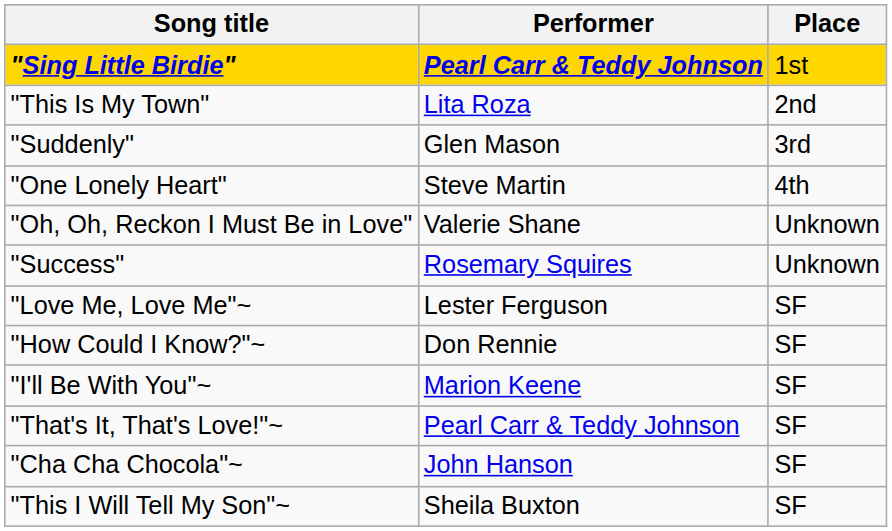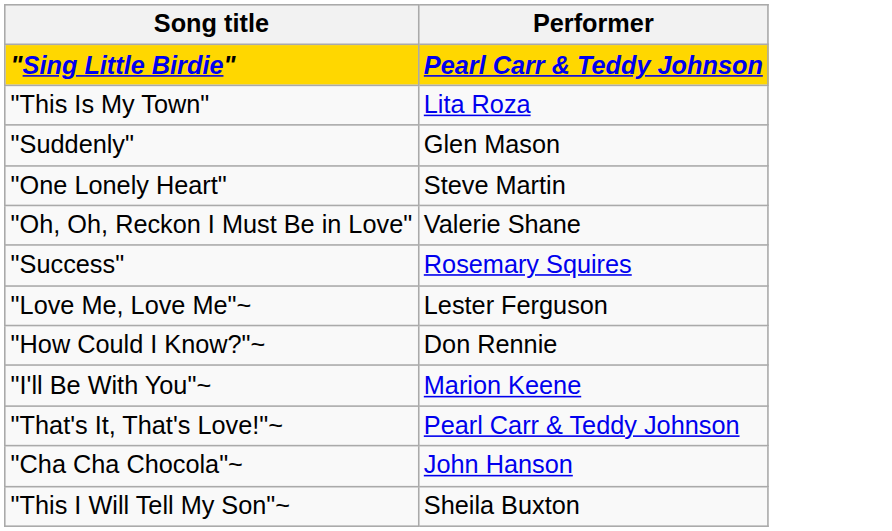- column: (827, 24)
